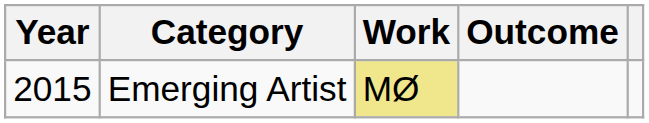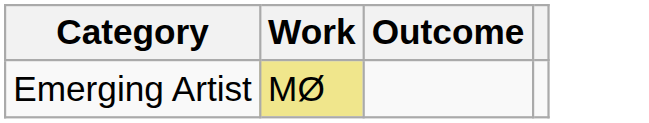- column: (52, 32)
